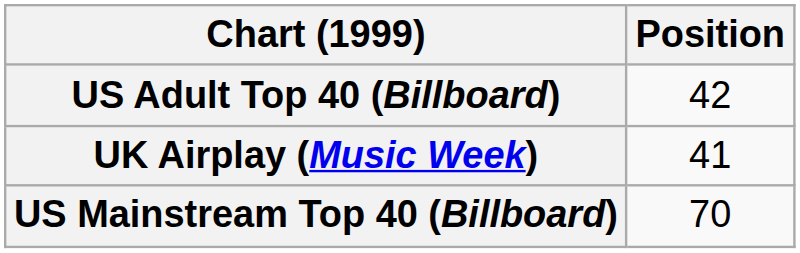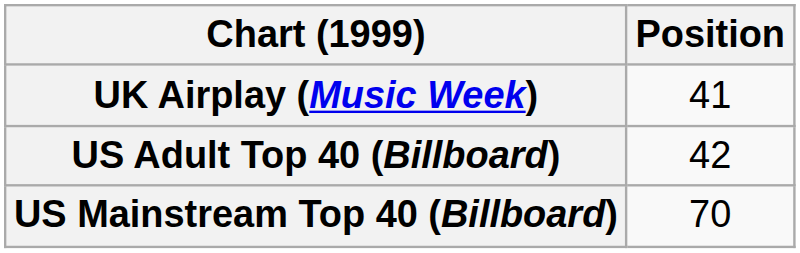rows swapped: (316, 154) <-> (316, 94)
